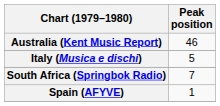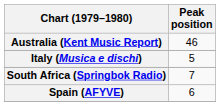(192, 93) 1 -> (192, 93) 6
